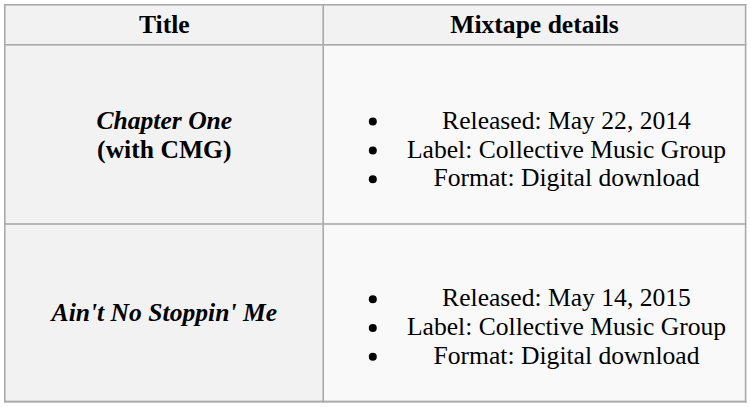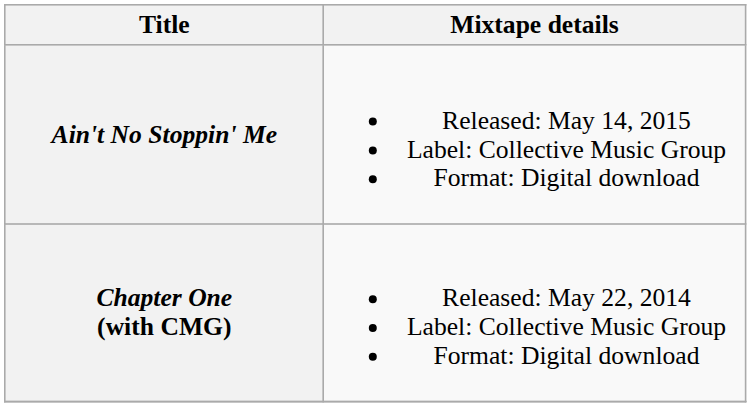rows swapped: (164, 134) <-> (164, 312)
